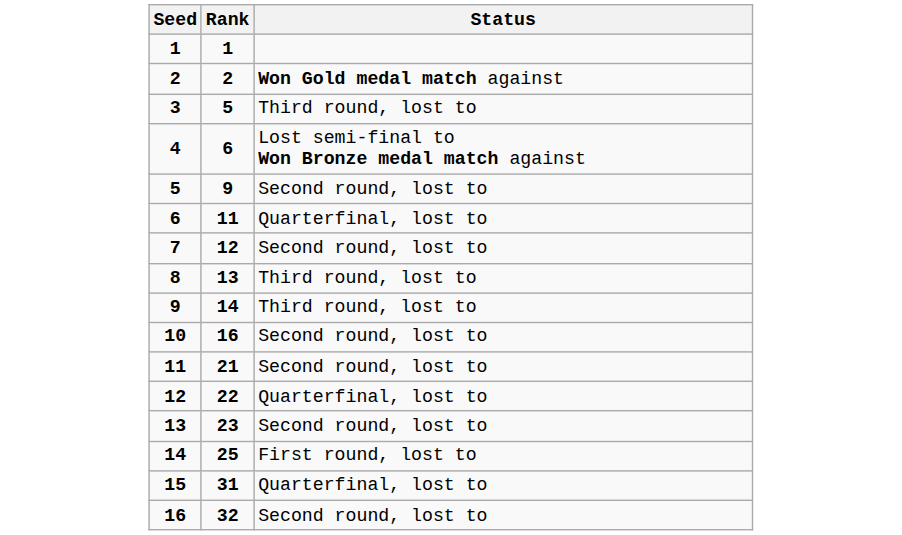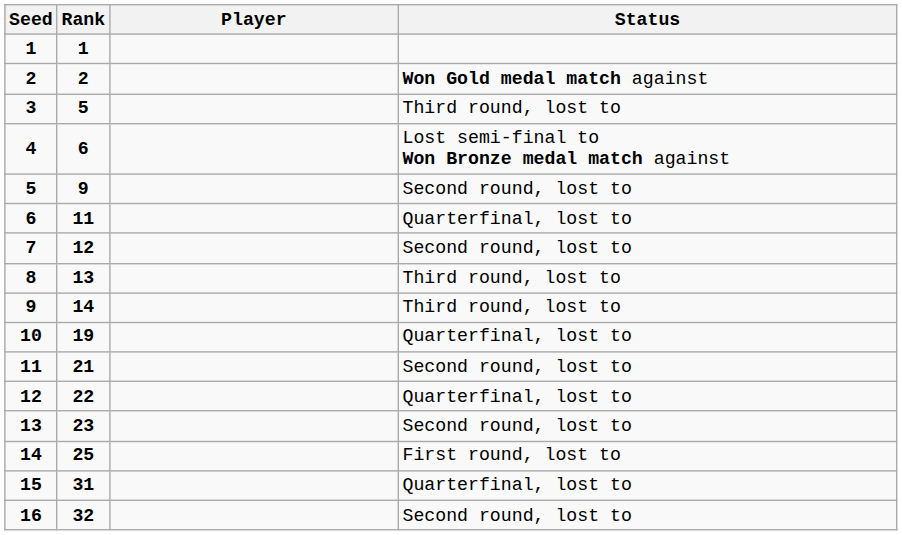+ column: (254, 20)
(228, 337) 16 -> (83, 337) 19
(373, 337) Second round, lost to -> (517, 337) Quarterfinal, lost to
